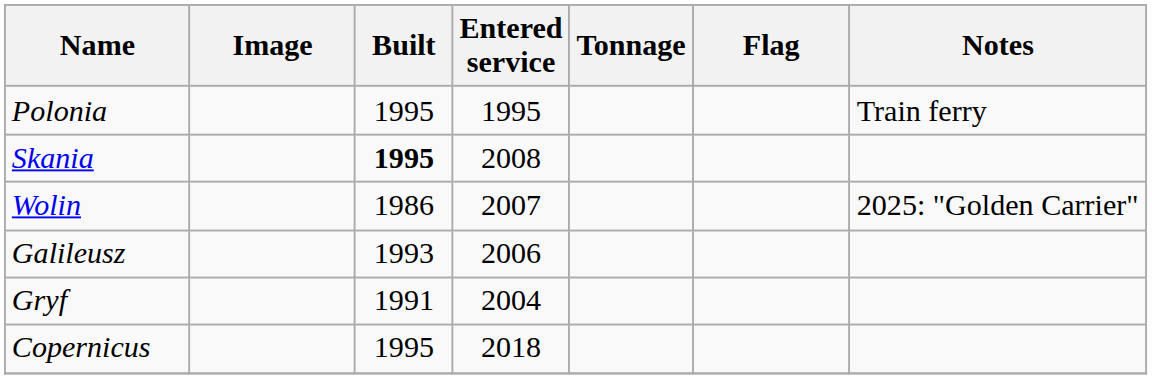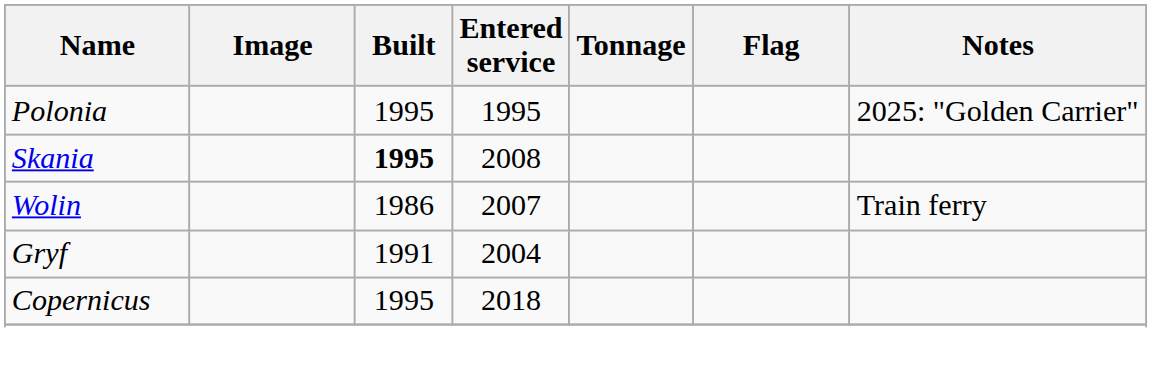(922, 109) Train ferry -> (998, 109) 2025: "Golden Carrier"
(998, 205) 2025: "Golden Carrier" -> (922, 205) Train ferry
- row: (69, 253)
